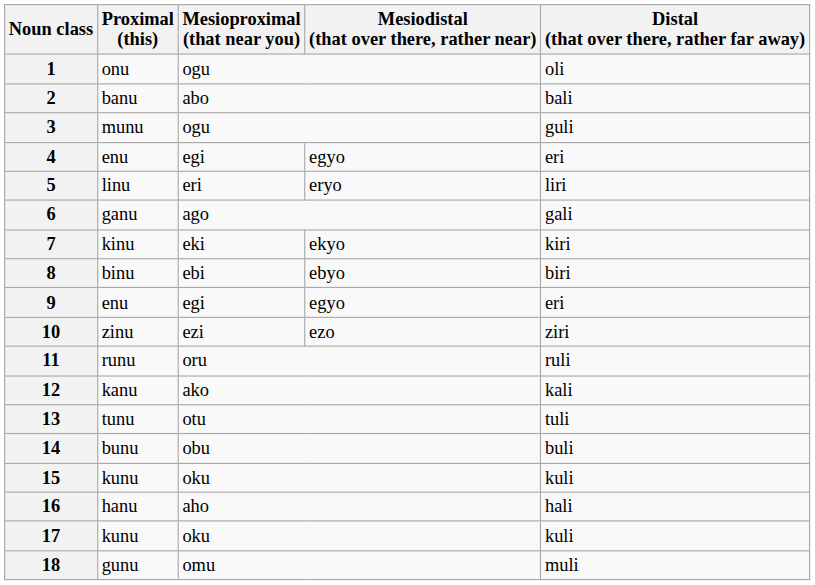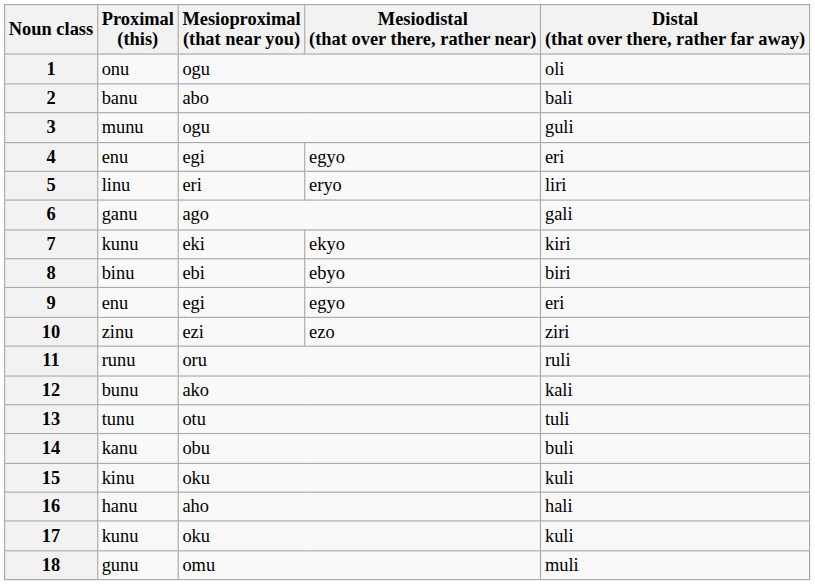(118, 244) kinu -> (120, 244) kunu
(120, 389) kanu -> (120, 389) bunu
(120, 448) bunu -> (120, 448) kanu
(120, 477) kunu -> (118, 477) kinu
